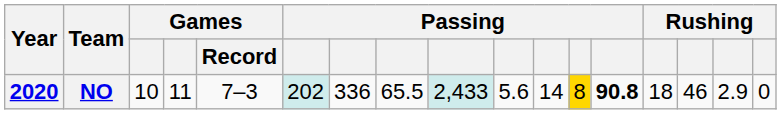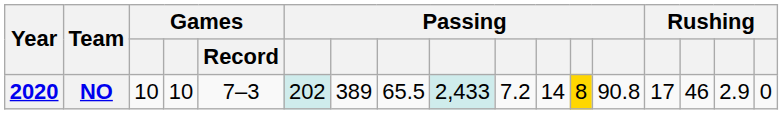(180, 91) 11 -> (181, 91) 10
(352, 91) 336 -> (354, 91) 389
(514, 91) 5.6 -> (515, 91) 7.2
(617, 91) bold -> (619, 91) normal
(661, 91) 18 -> (662, 91) 17
